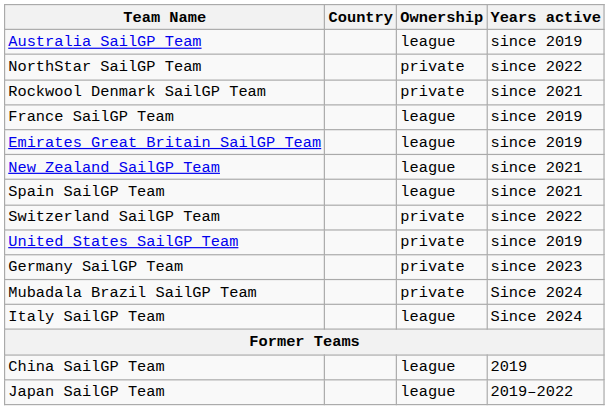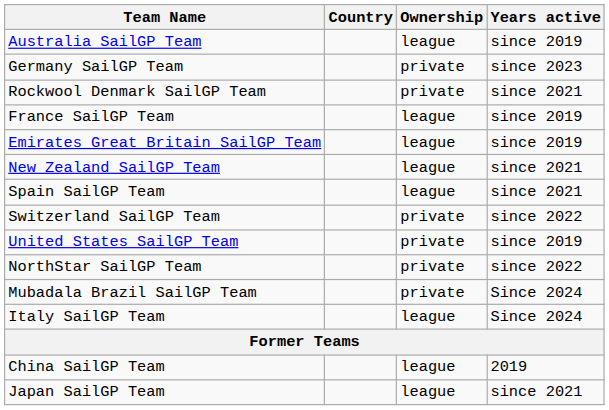rows swapped: (105, 67) <-> (96, 267)
(532, 392) 2019–2022 -> (536, 392) since 2021
